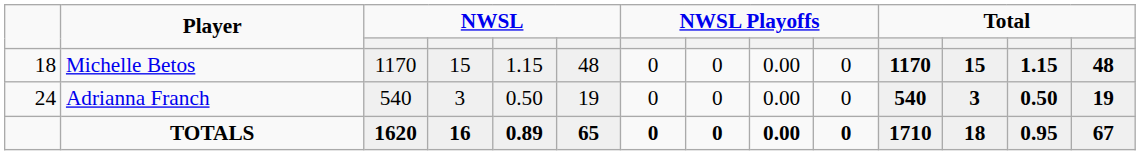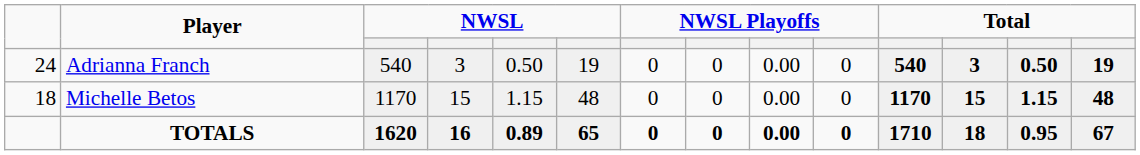rows swapped: (131, 64) <-> (138, 98)
